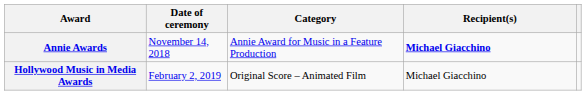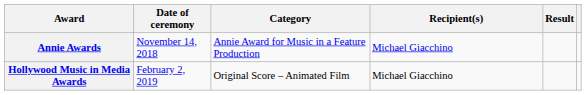+ column: (560, 18)
(448, 47) bold -> (412, 47) normal
